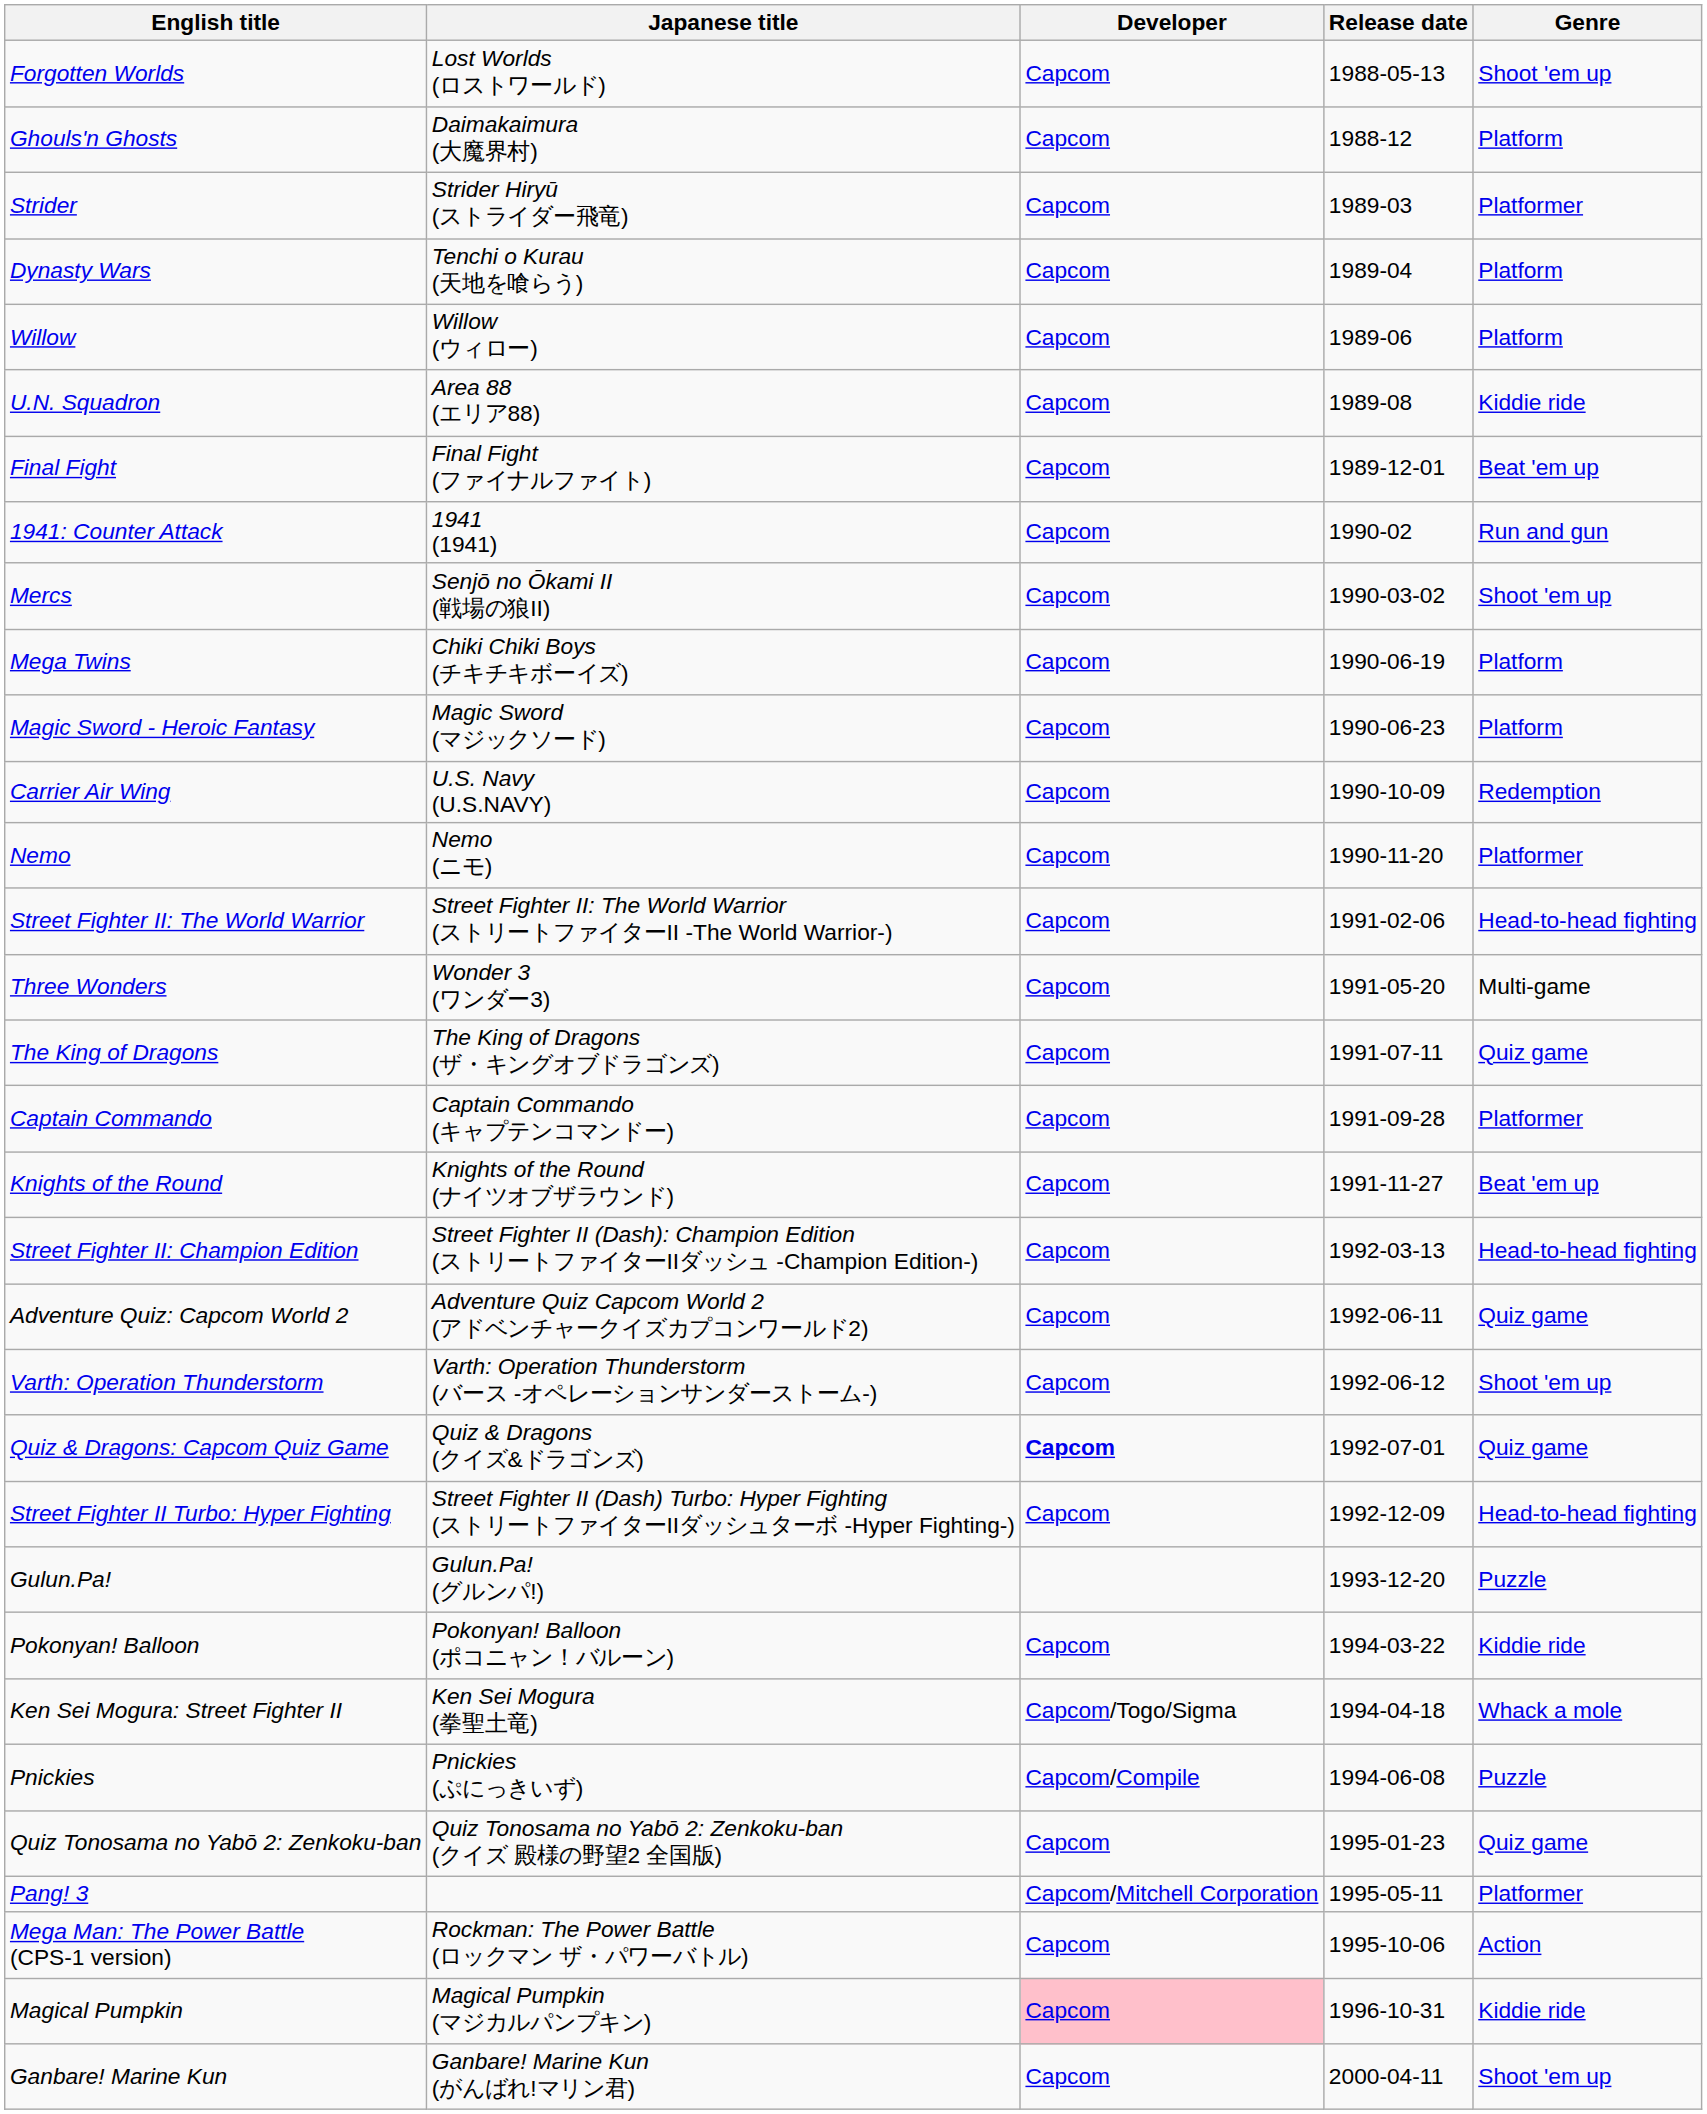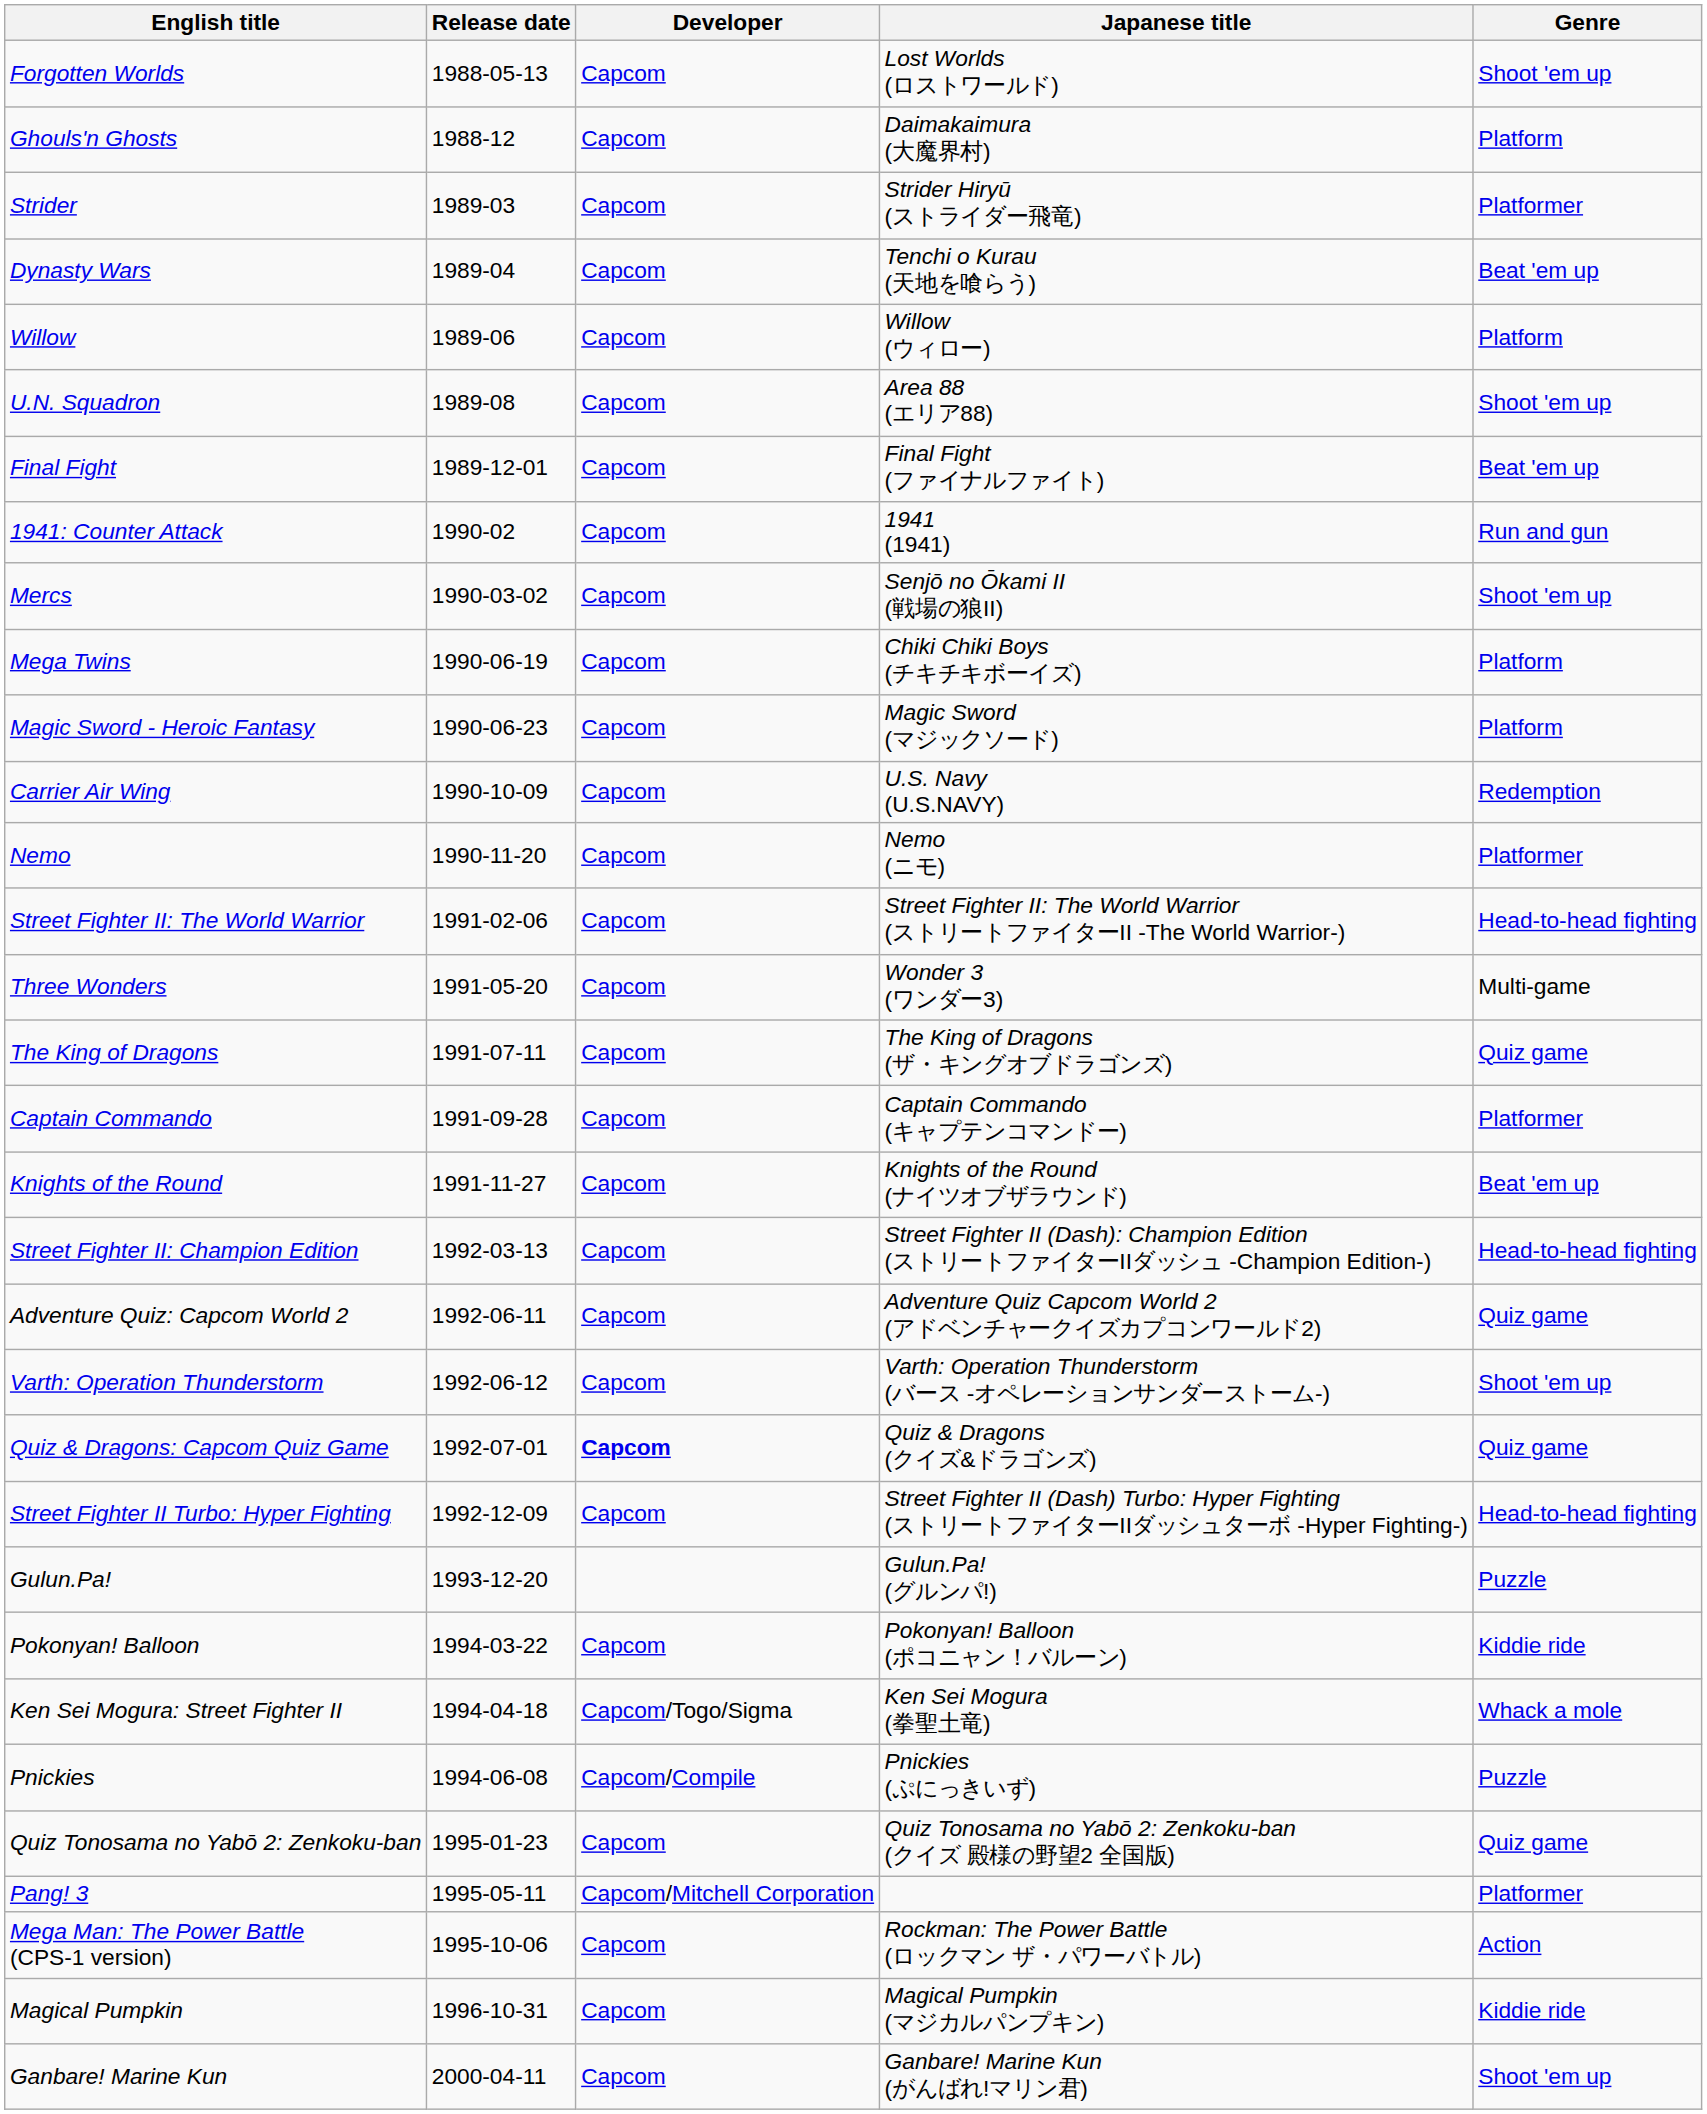columns swapped: (1398, 22) <-> (723, 22)
(1521, 271) Platform -> (1539, 271) Beat 'em up
(1532, 402) Kiddie ride -> (1545, 402) Shoot 'em up
(1068, 2010) pink background -> (623, 2010) no background
